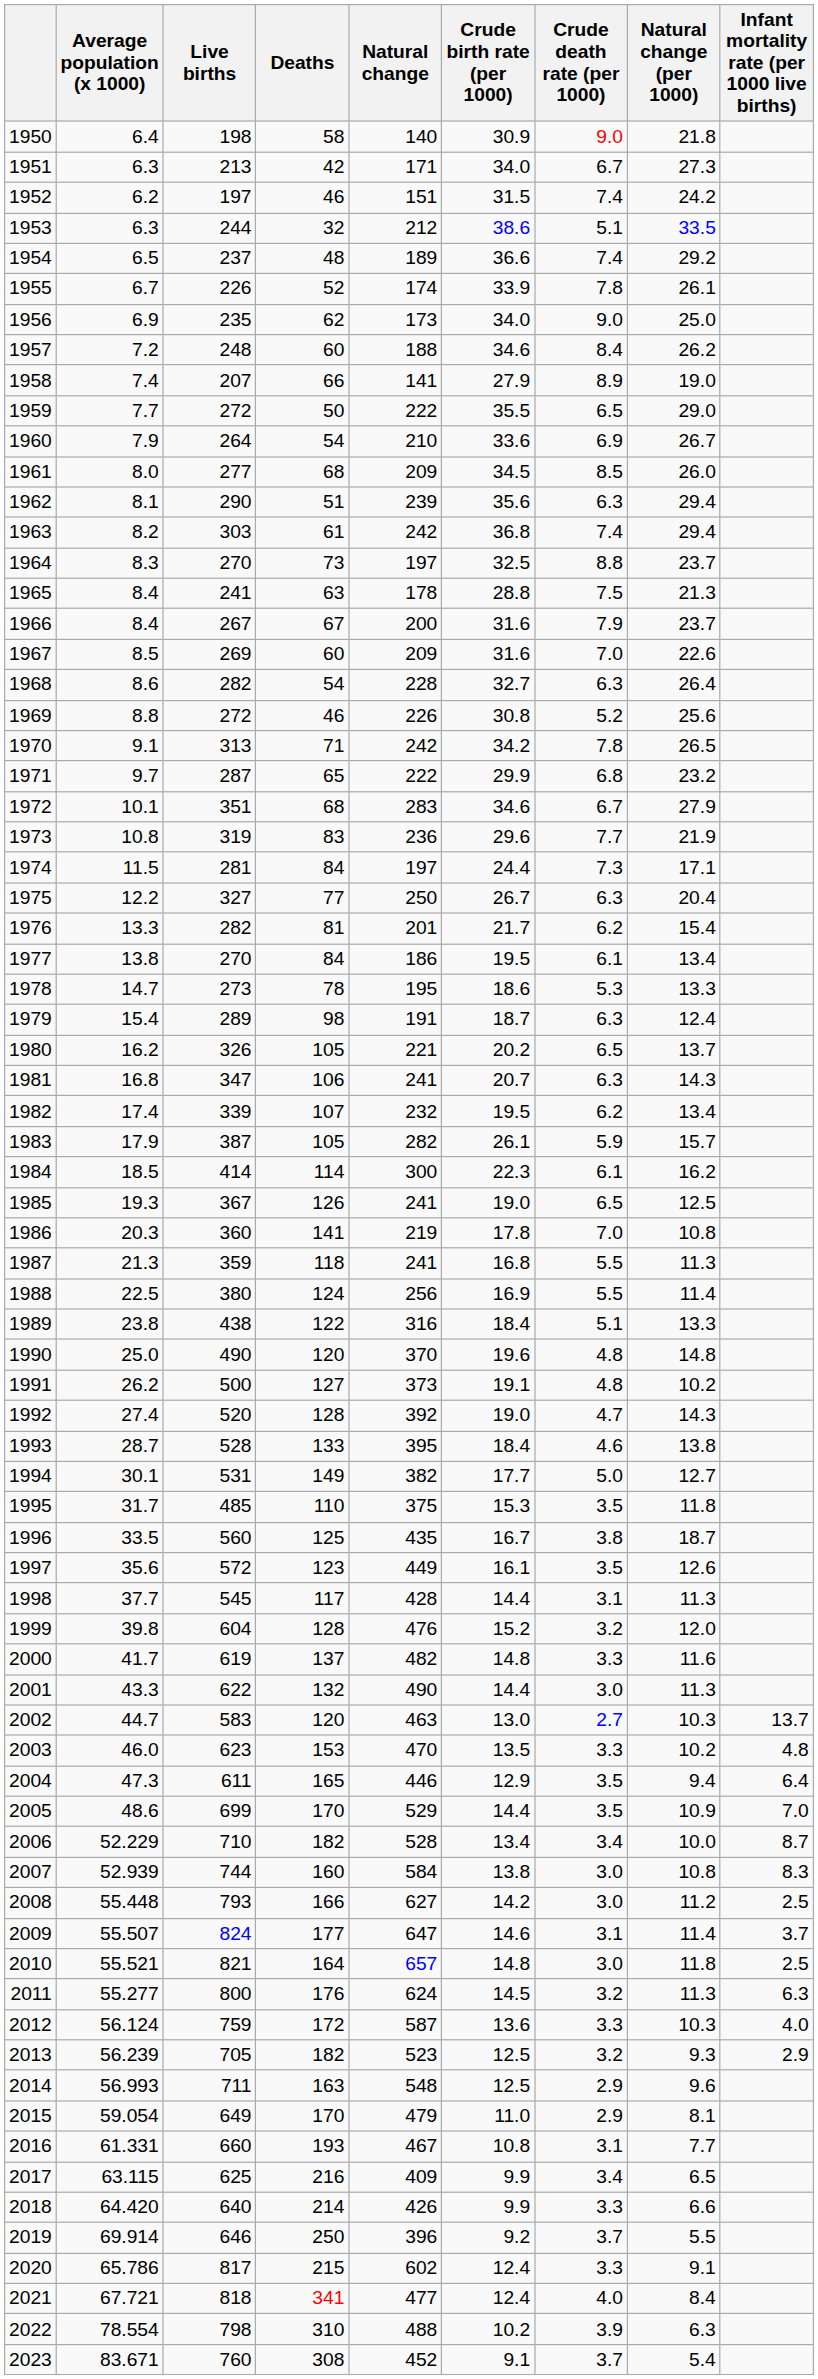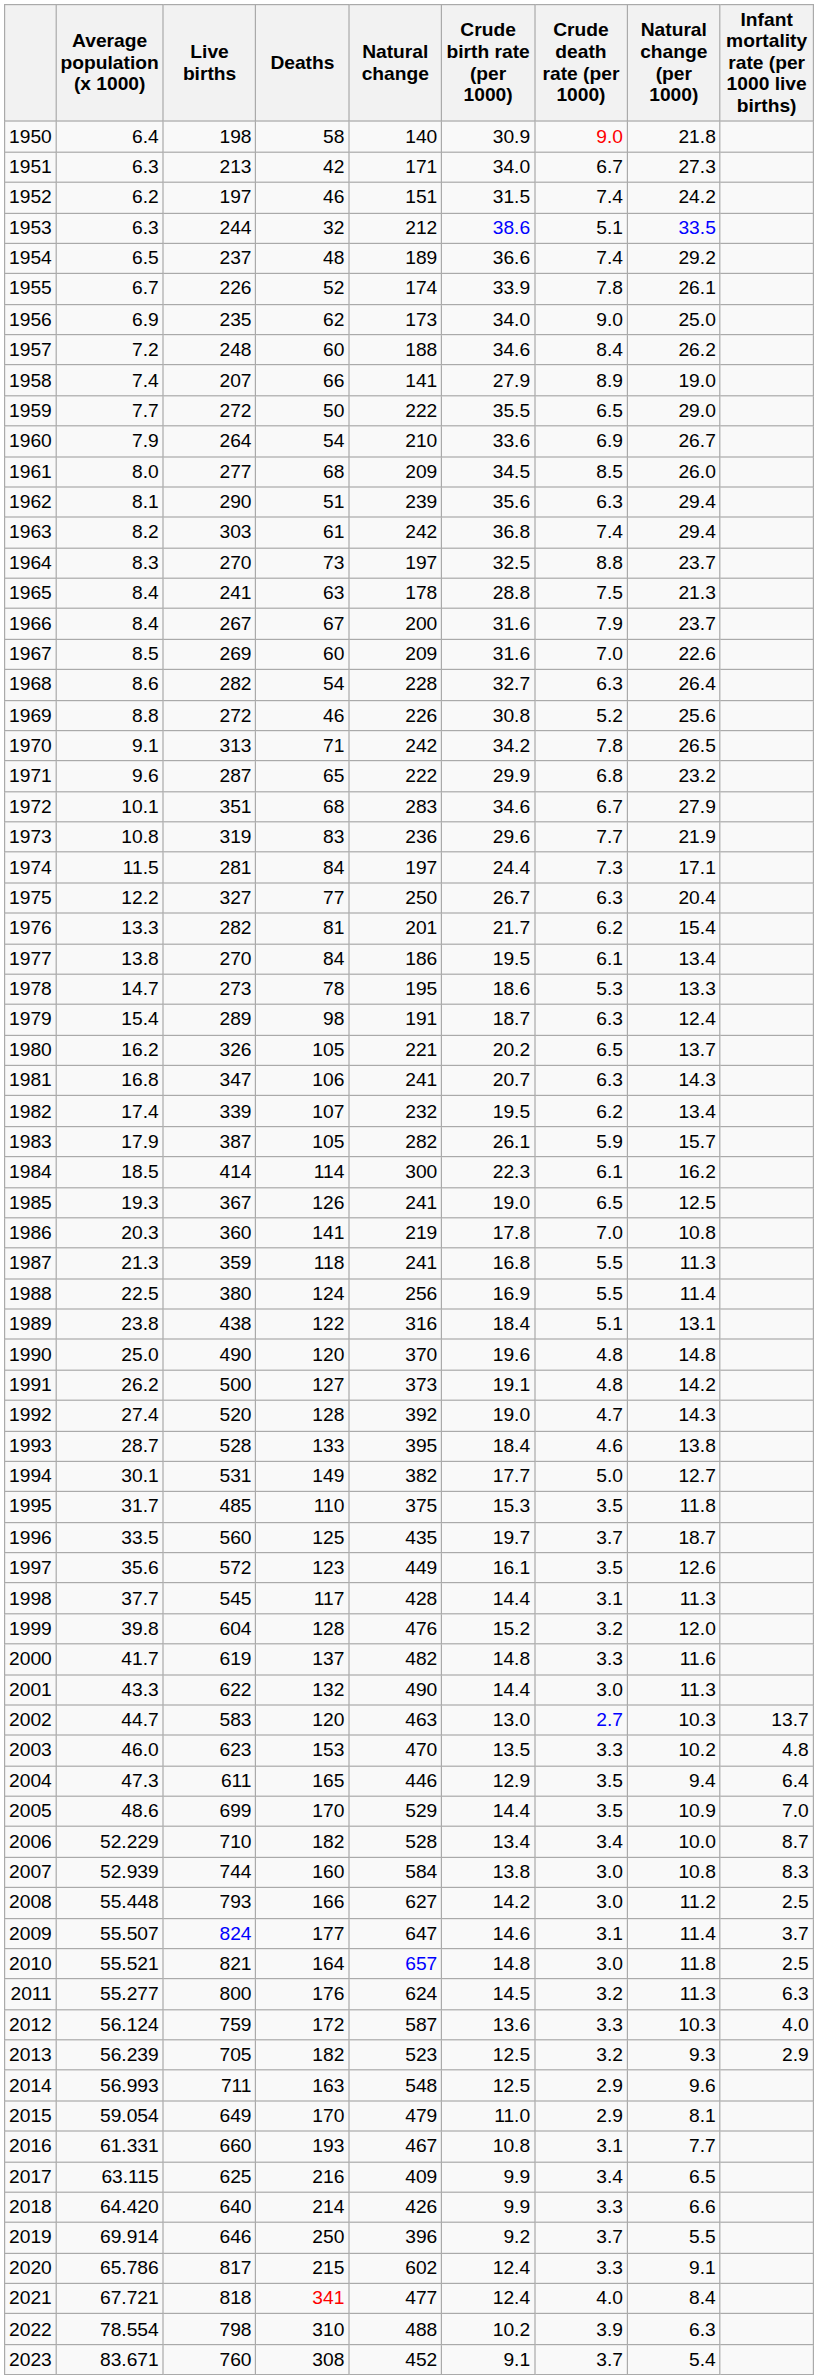(145, 776) 9.7 -> (145, 776) 9.6
(697, 1324) 13.3 -> (697, 1324) 13.1
(697, 1385) 10.2 -> (697, 1385) 14.2
(511, 1537) 16.7 -> (511, 1537) 19.7
(610, 1537) 3.8 -> (610, 1537) 3.7
